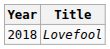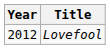(22, 35) 2018 -> (22, 35) 2012
